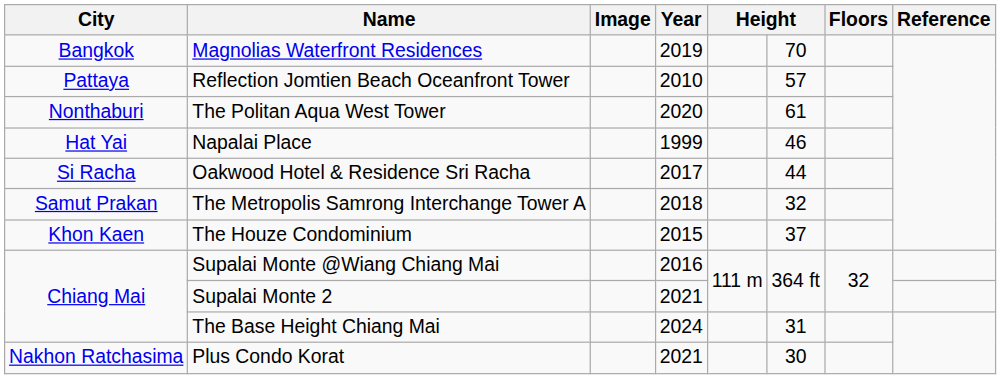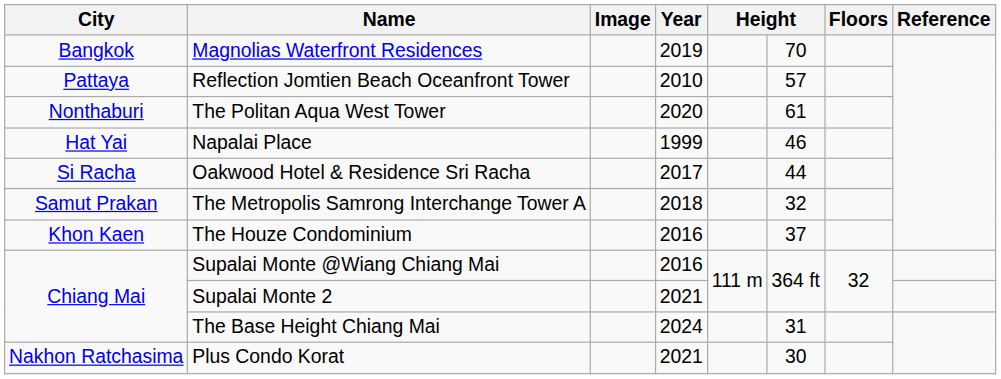(681, 234) 2015 -> (681, 234) 2016
